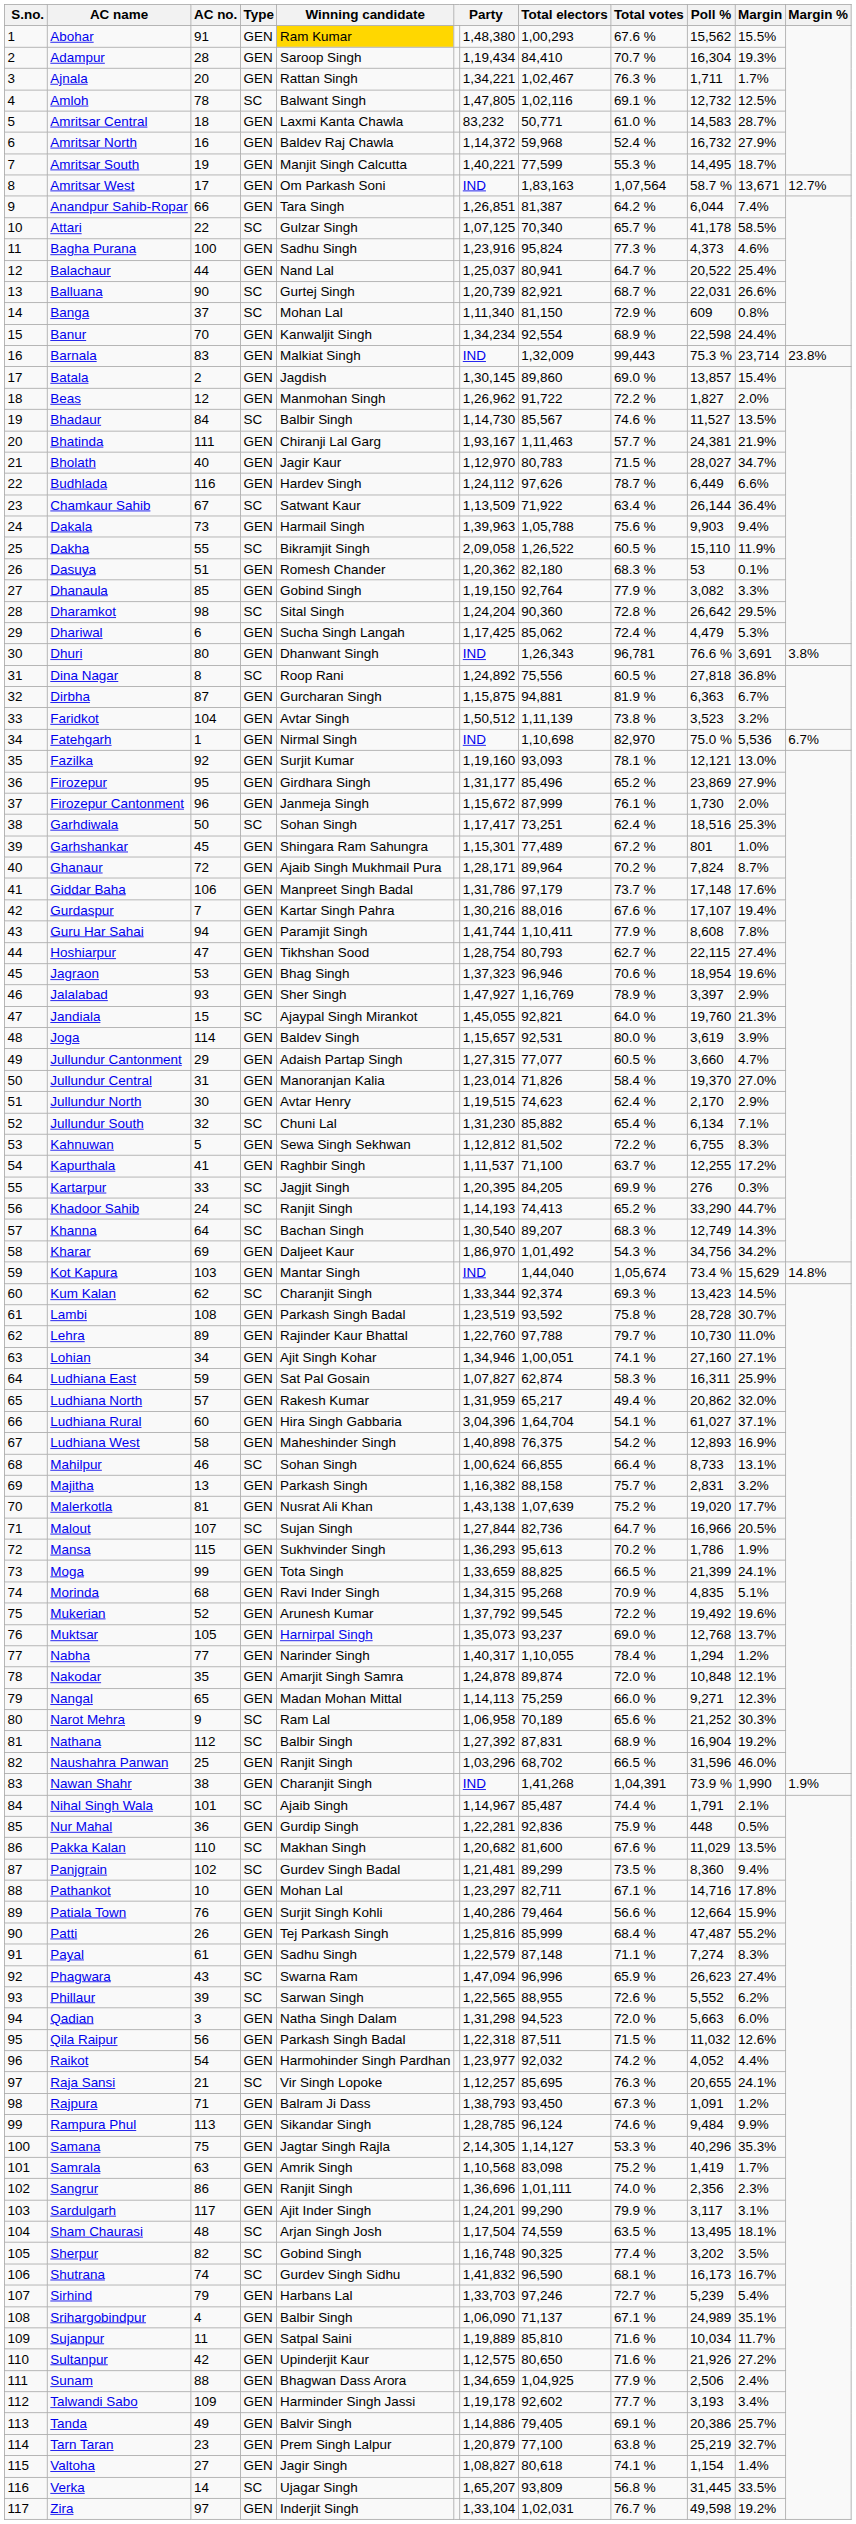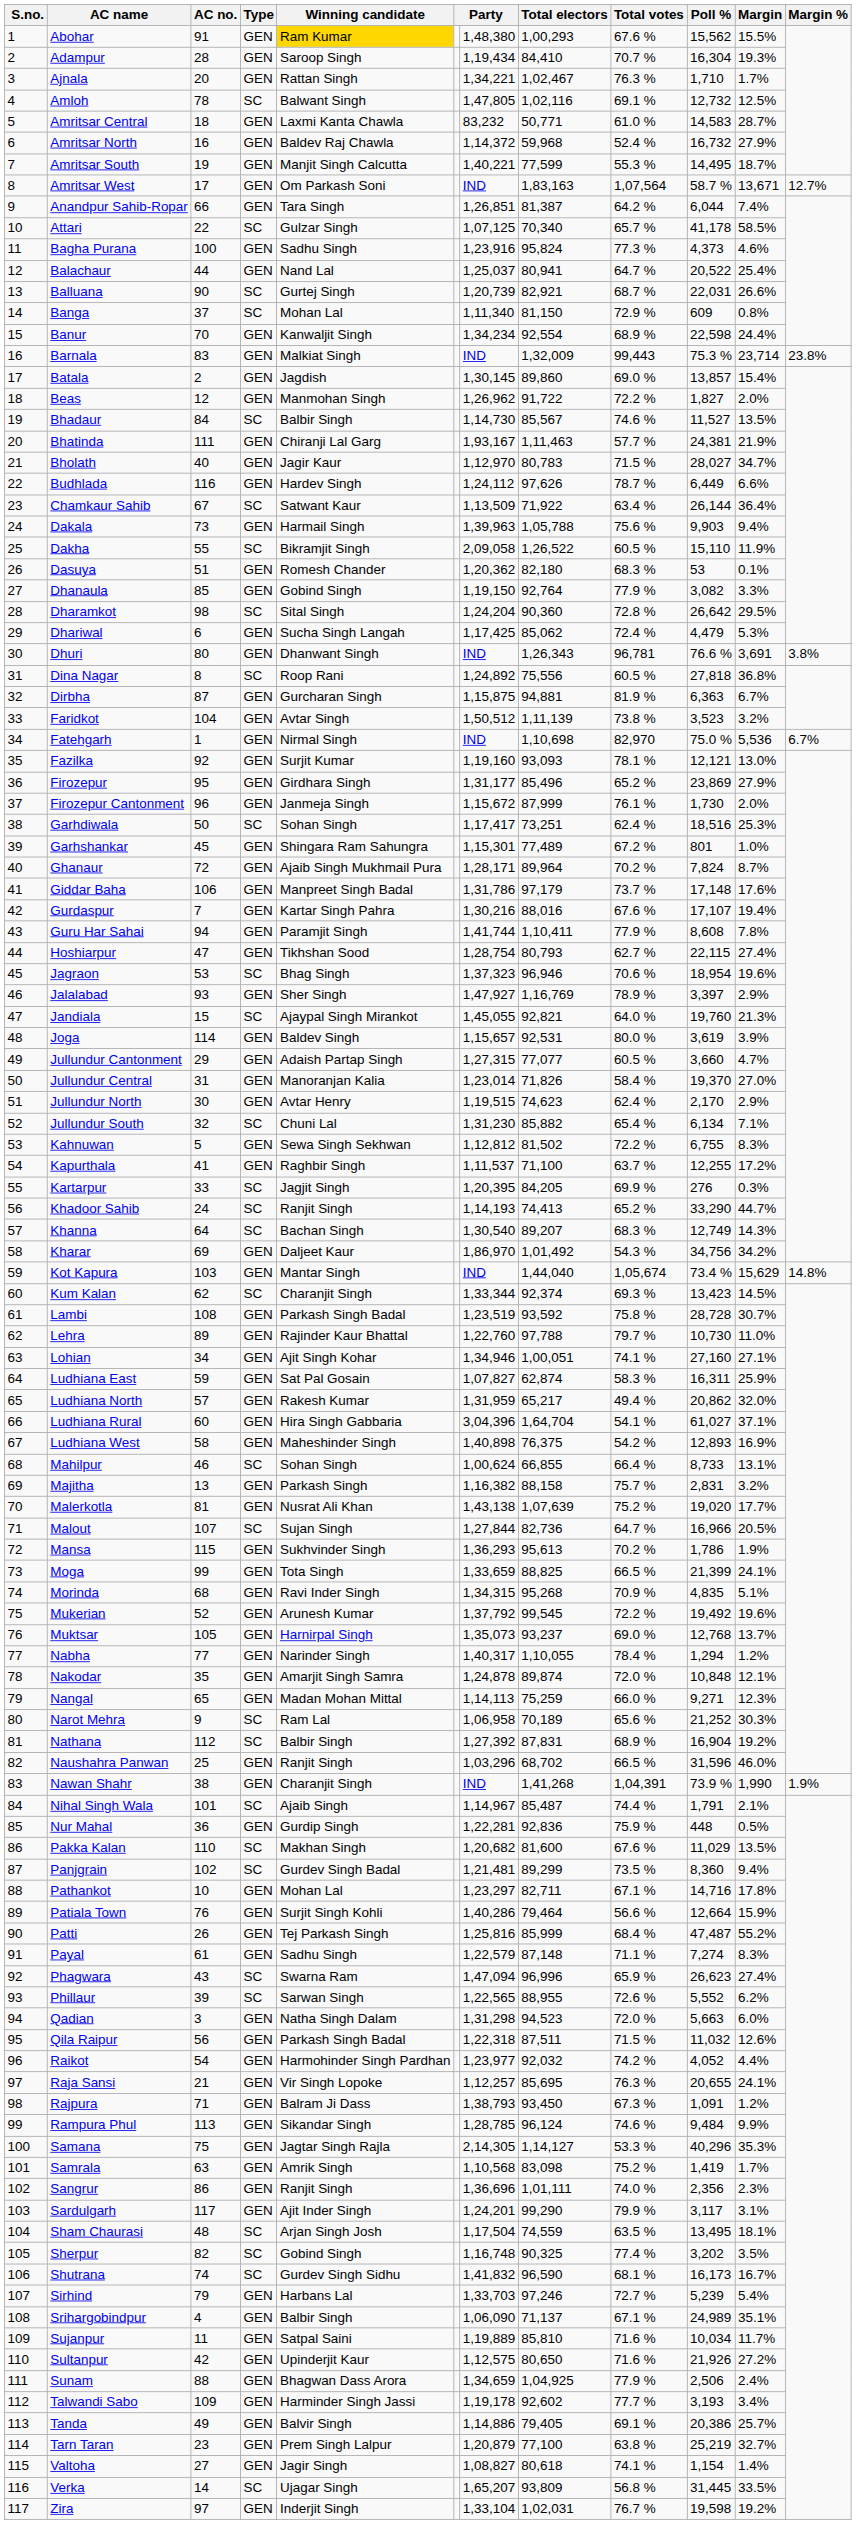(706, 79) 1,711 -> (707, 79) 1,710
(258, 974) GEN -> (253, 974) SC
(253, 2082) SC -> (258, 2082) GEN
(711, 2509) 49,598 -> (711, 2509) 19,598
